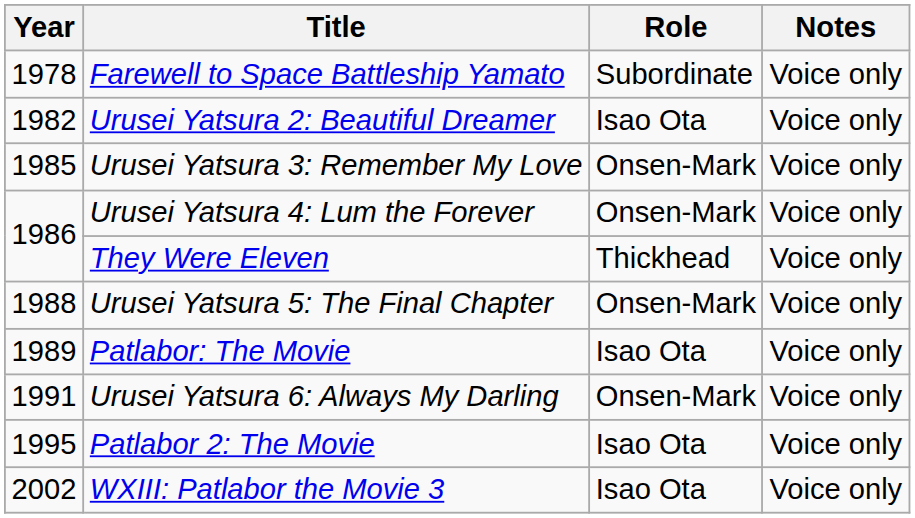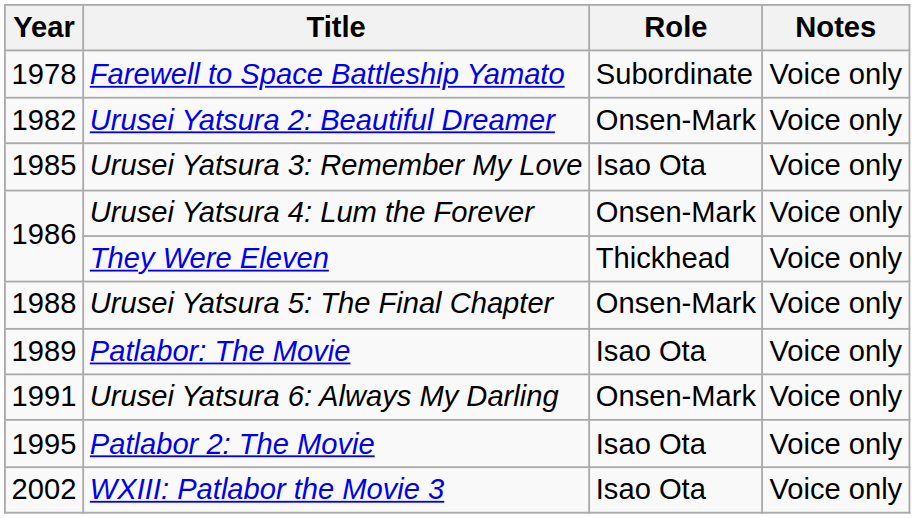(651, 119) Isao Ota -> (676, 119) Onsen-Mark
(676, 166) Onsen-Mark -> (651, 166) Isao Ota
